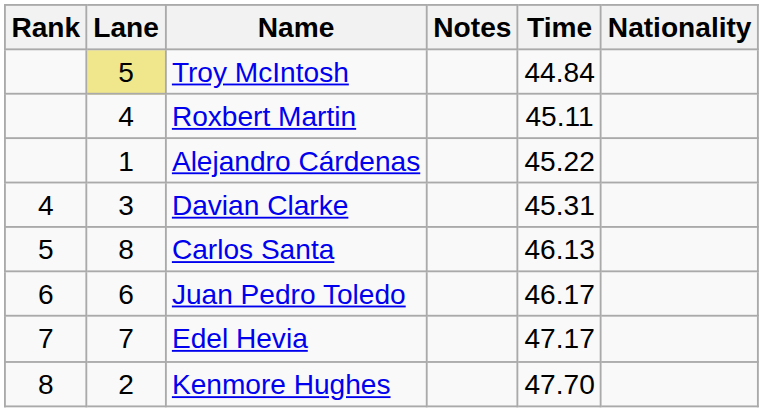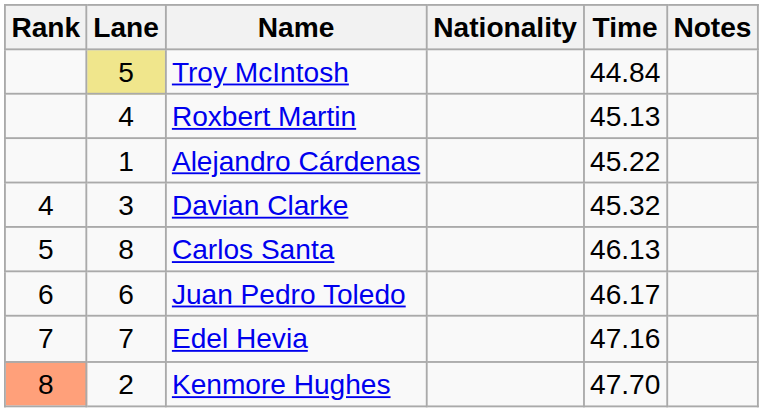columns swapped: (680, 27) <-> (472, 27)
(560, 116) 45.11 -> (625, 116) 45.13
(560, 205) 45.31 -> (625, 205) 45.32
(560, 339) 47.17 -> (625, 339) 47.16
(46, 383) no background -> (46, 383) lightsalmon background
